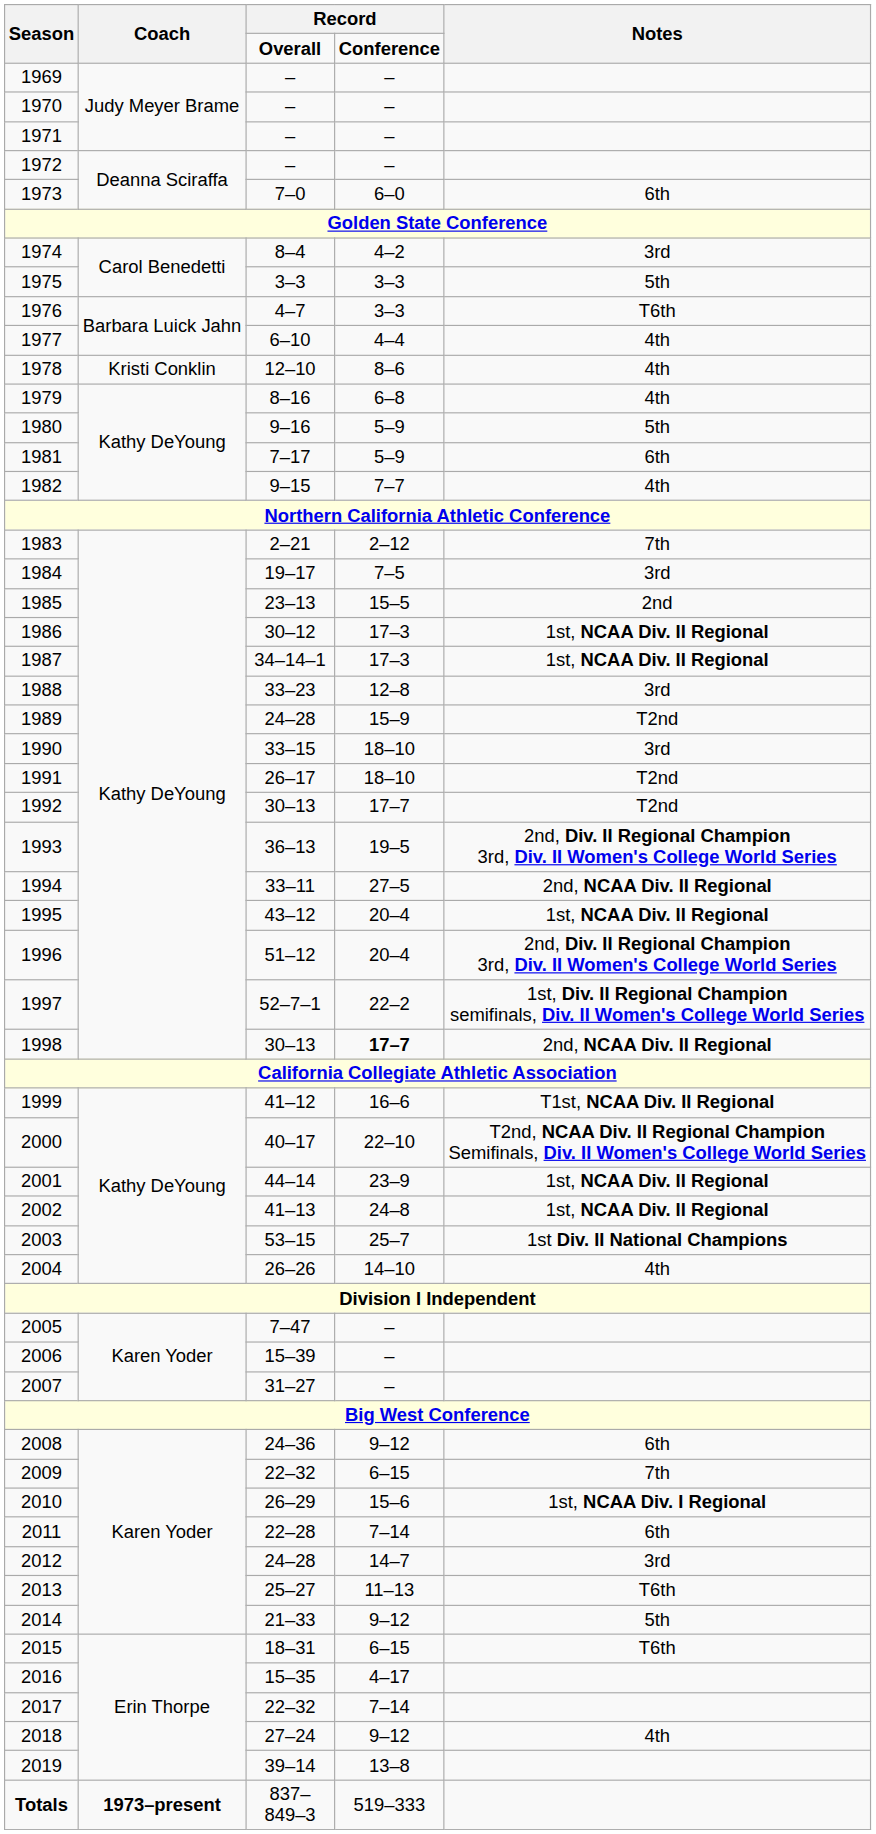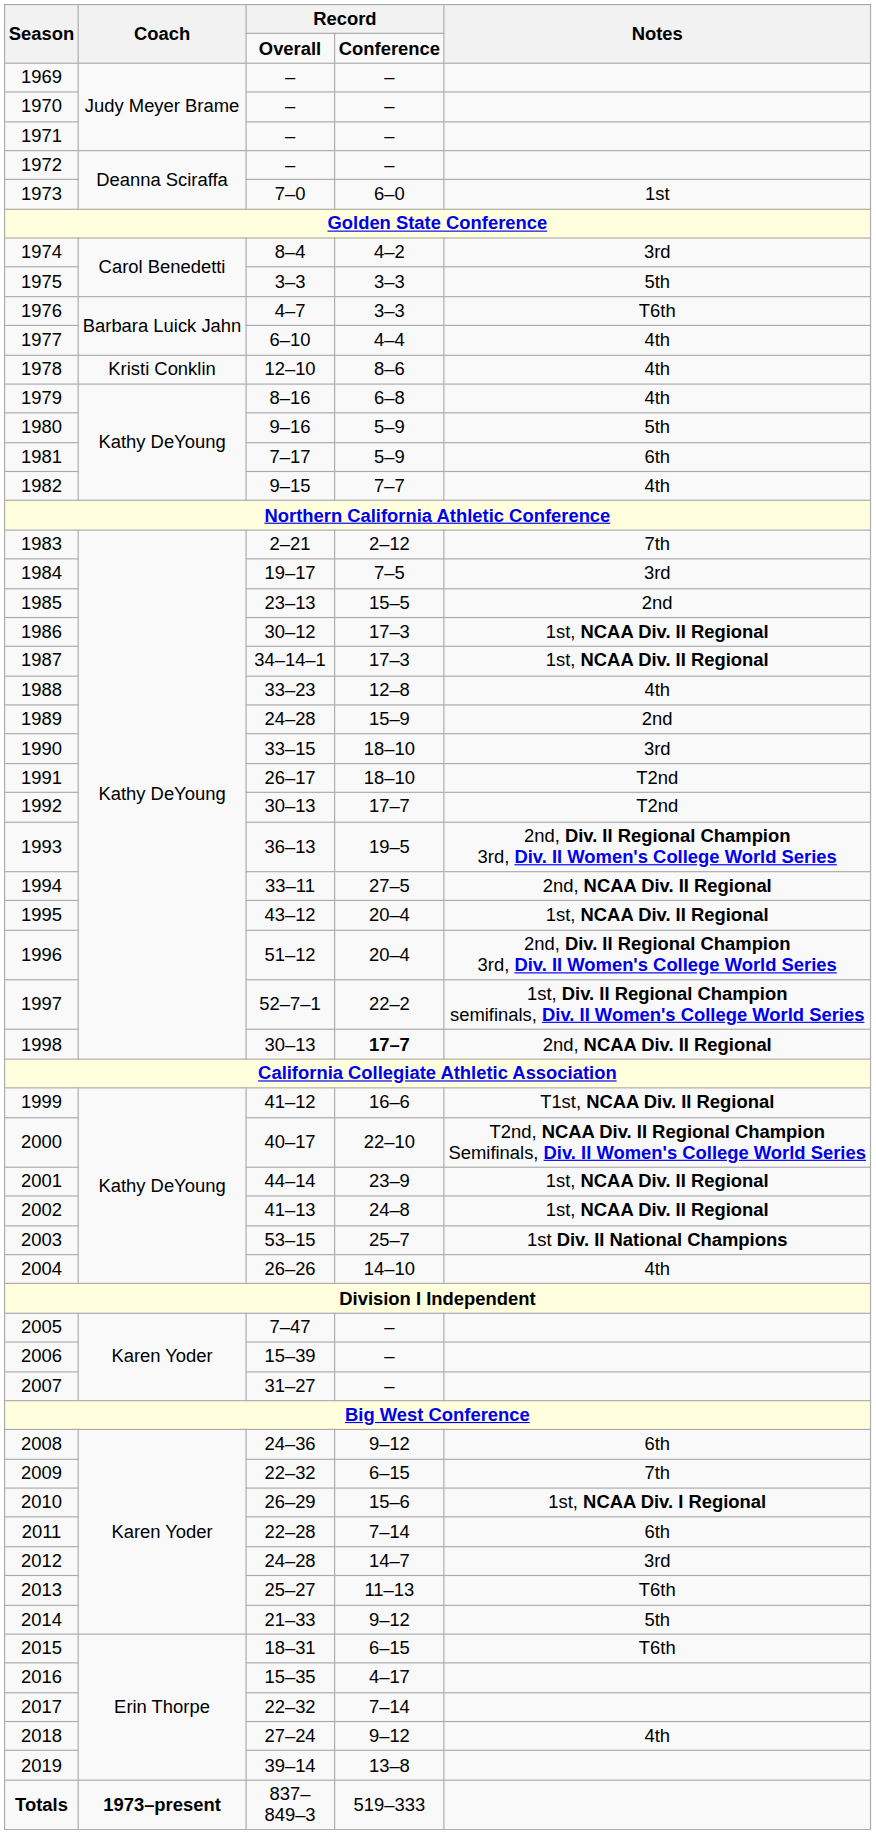(657, 194) 6th -> (657, 194) 1st
(657, 690) 3rd -> (657, 690) 4th
(657, 719) T2nd -> (657, 719) 2nd
